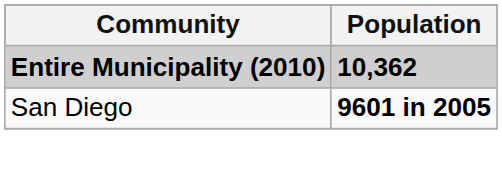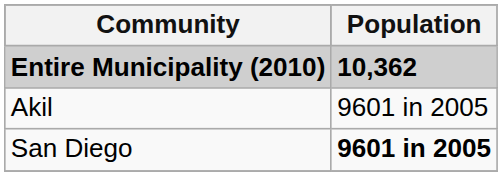+ row: (32, 107)
